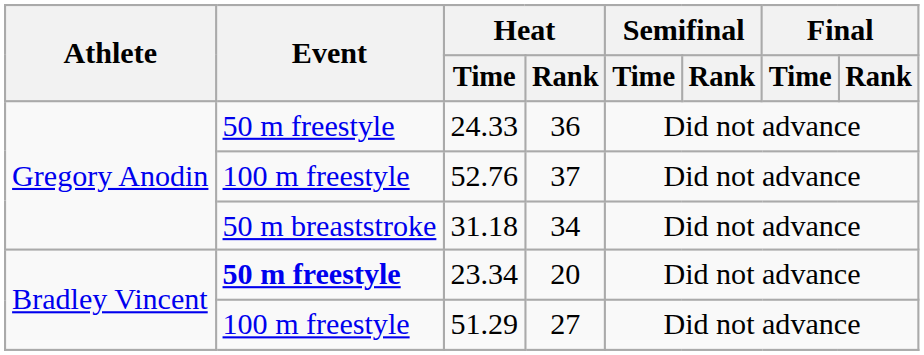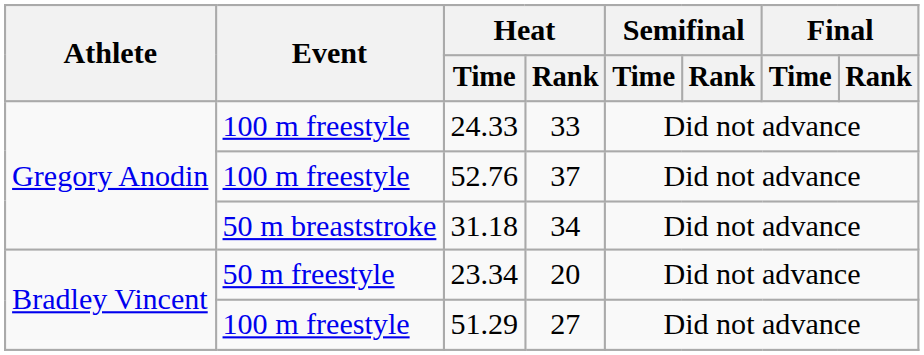(309, 126) 50 m freestyle -> (316, 126) 100 m freestyle
(565, 126) 36 -> (565, 126) 33
(312, 275) bold -> (309, 275) normal
